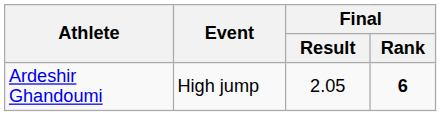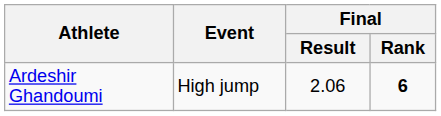(328, 87) 2.05 -> (328, 87) 2.06
